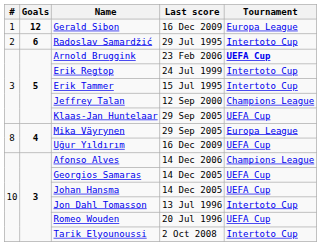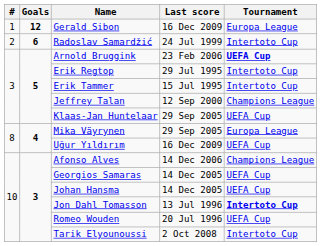(192, 41) 29 Jul 1995 -> (192, 41) 24 Jul 1999
(192, 71) 24 Jul 1999 -> (192, 71) 29 Jul 1995
(262, 205) normal -> (262, 205) bold
